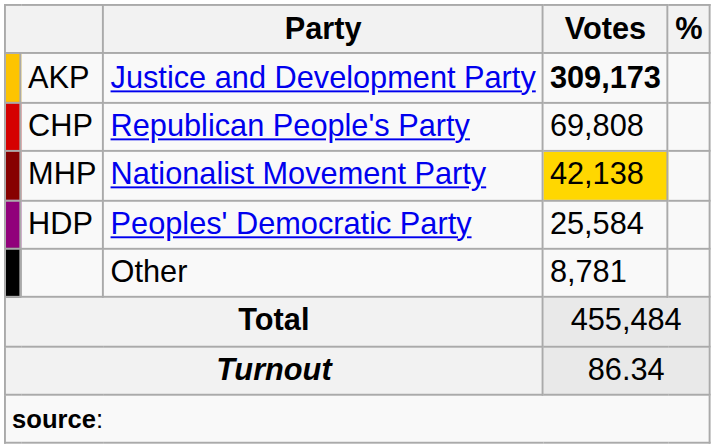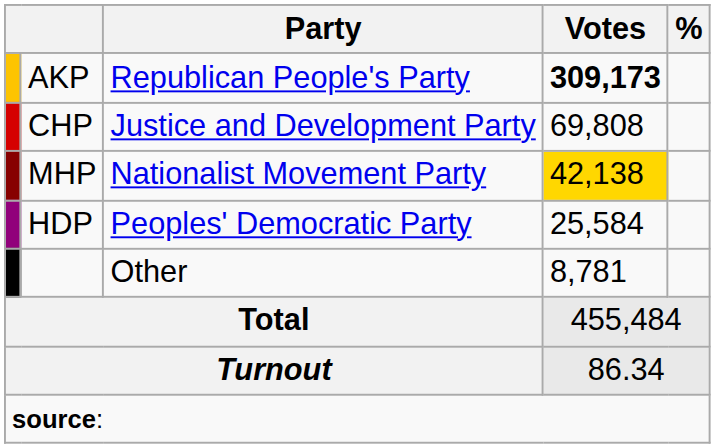(323, 77) Justice and Development Party -> (290, 77) Republican People's Party
(290, 126) Republican People's Party -> (323, 126) Justice and Development Party
